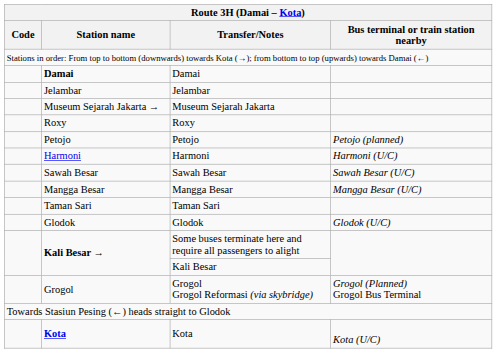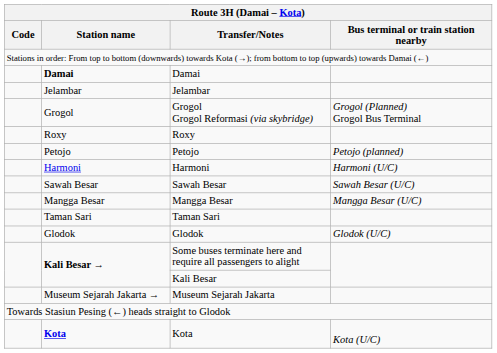rows swapped: (243, 289) <-> (223, 106)
